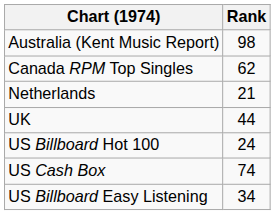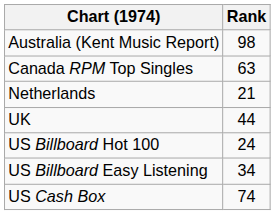(246, 68) 62 -> (246, 68) 63
rows swapped: (108, 196) <-> (57, 171)
